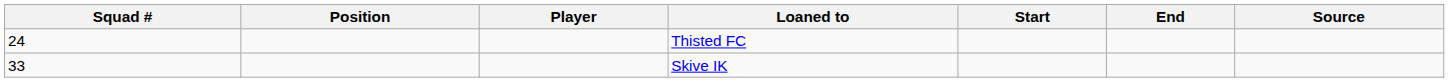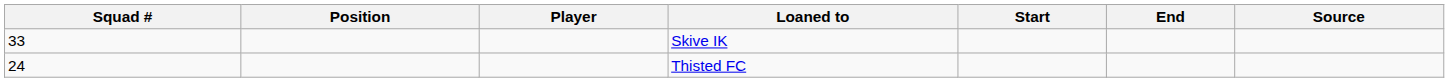rows swapped: (709, 41) <-> (699, 65)
